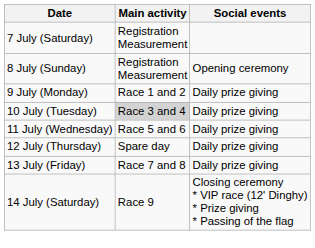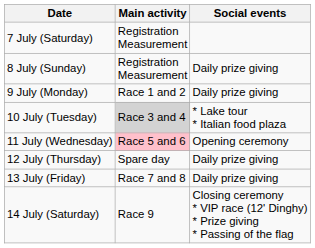(241, 68) Opening ceremony -> (235, 68) Daily prize giving
(235, 111) Daily prize giving -> (239, 117) * Lake tour * Italian food plaza
(152, 129) no background -> (152, 141) pink background
(235, 129) Daily prize giving -> (241, 141) Opening ceremony
